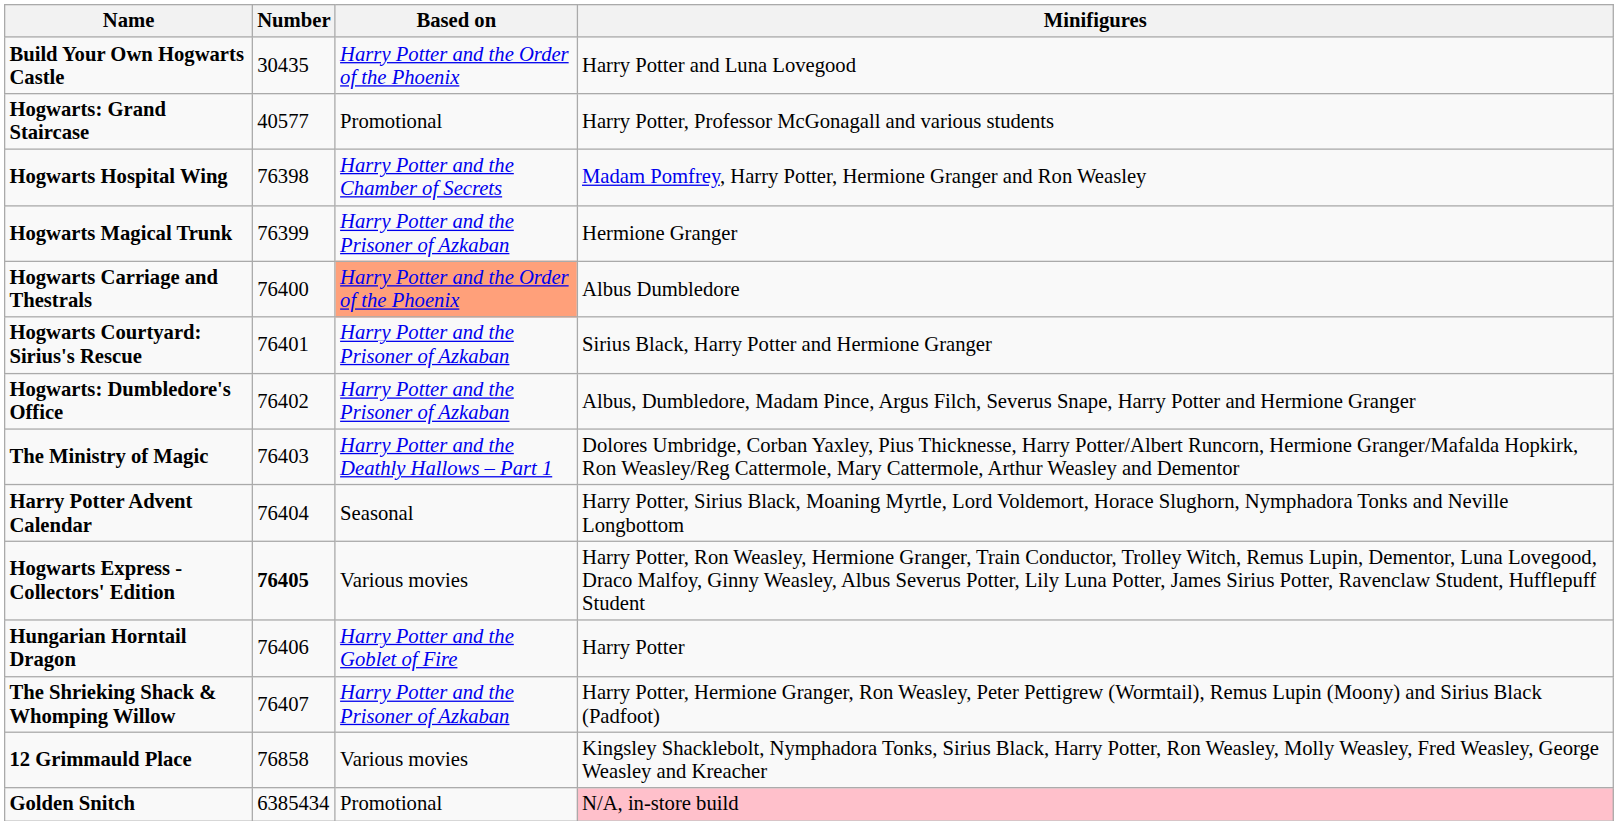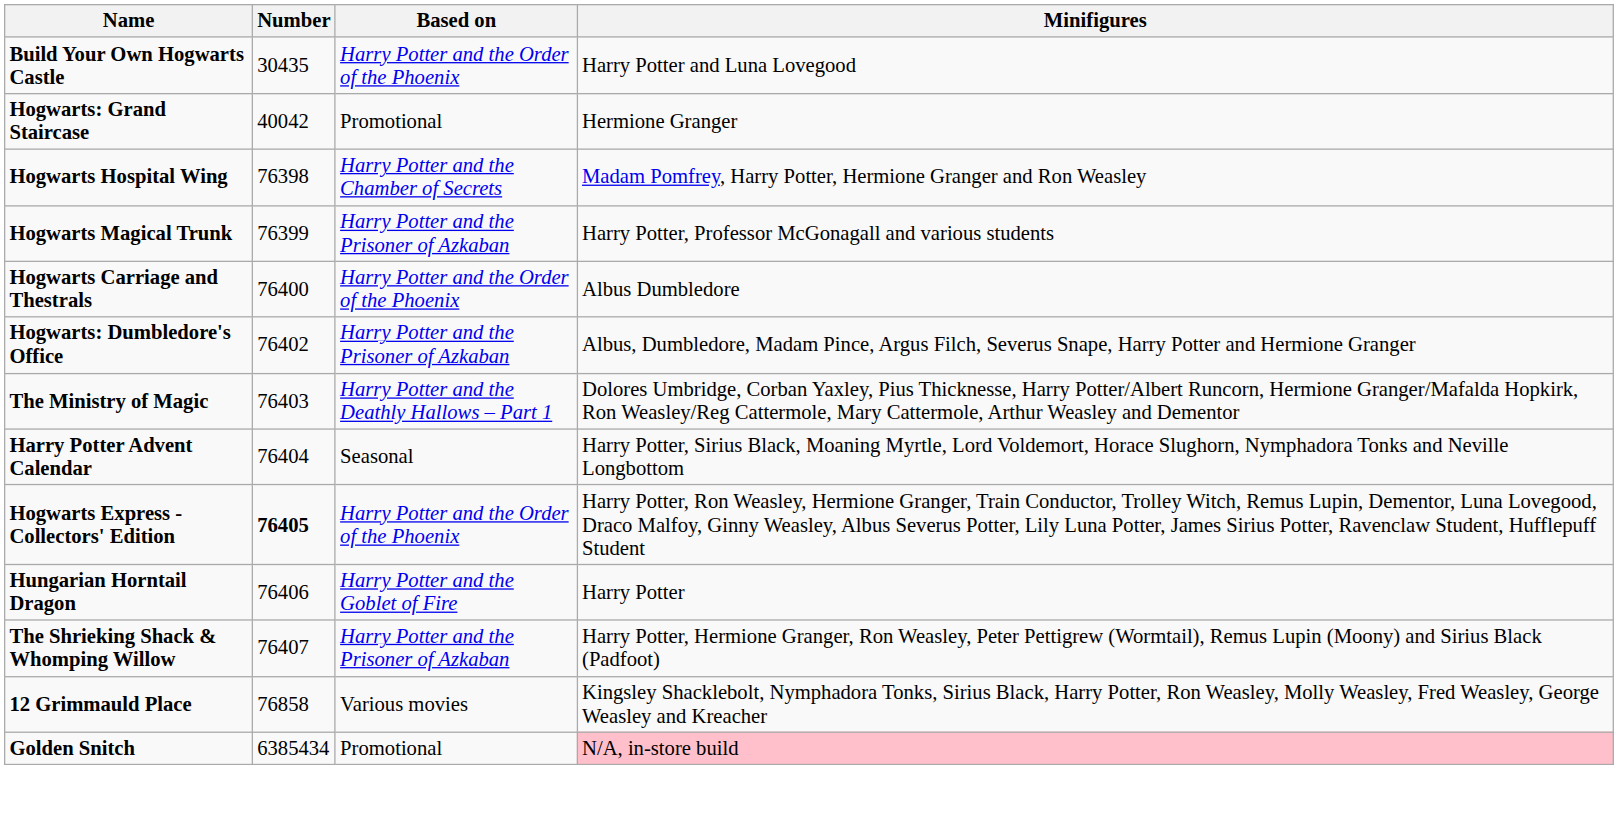(283, 121) 40577 -> (283, 121) 40042
(818, 121) Harry Potter, Professor McGonagall and various students -> (660, 121) Hermione Granger
(660, 233) Hermione Granger -> (818, 233) Harry Potter, Professor McGonagall and various students
(454, 289) lightsalmon background -> (454, 289) no background
- row: (105, 344)
(404, 580) Various movies -> (454, 524) Harry Potter and the Order of the Phoenix
